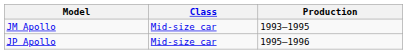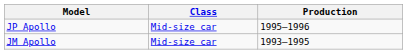rows swapped: (31, 27) <-> (31, 41)
